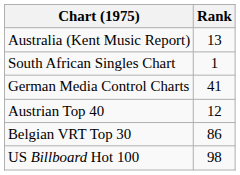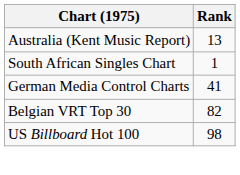- row: (56, 110)
(214, 134) 86 -> (214, 110) 82
